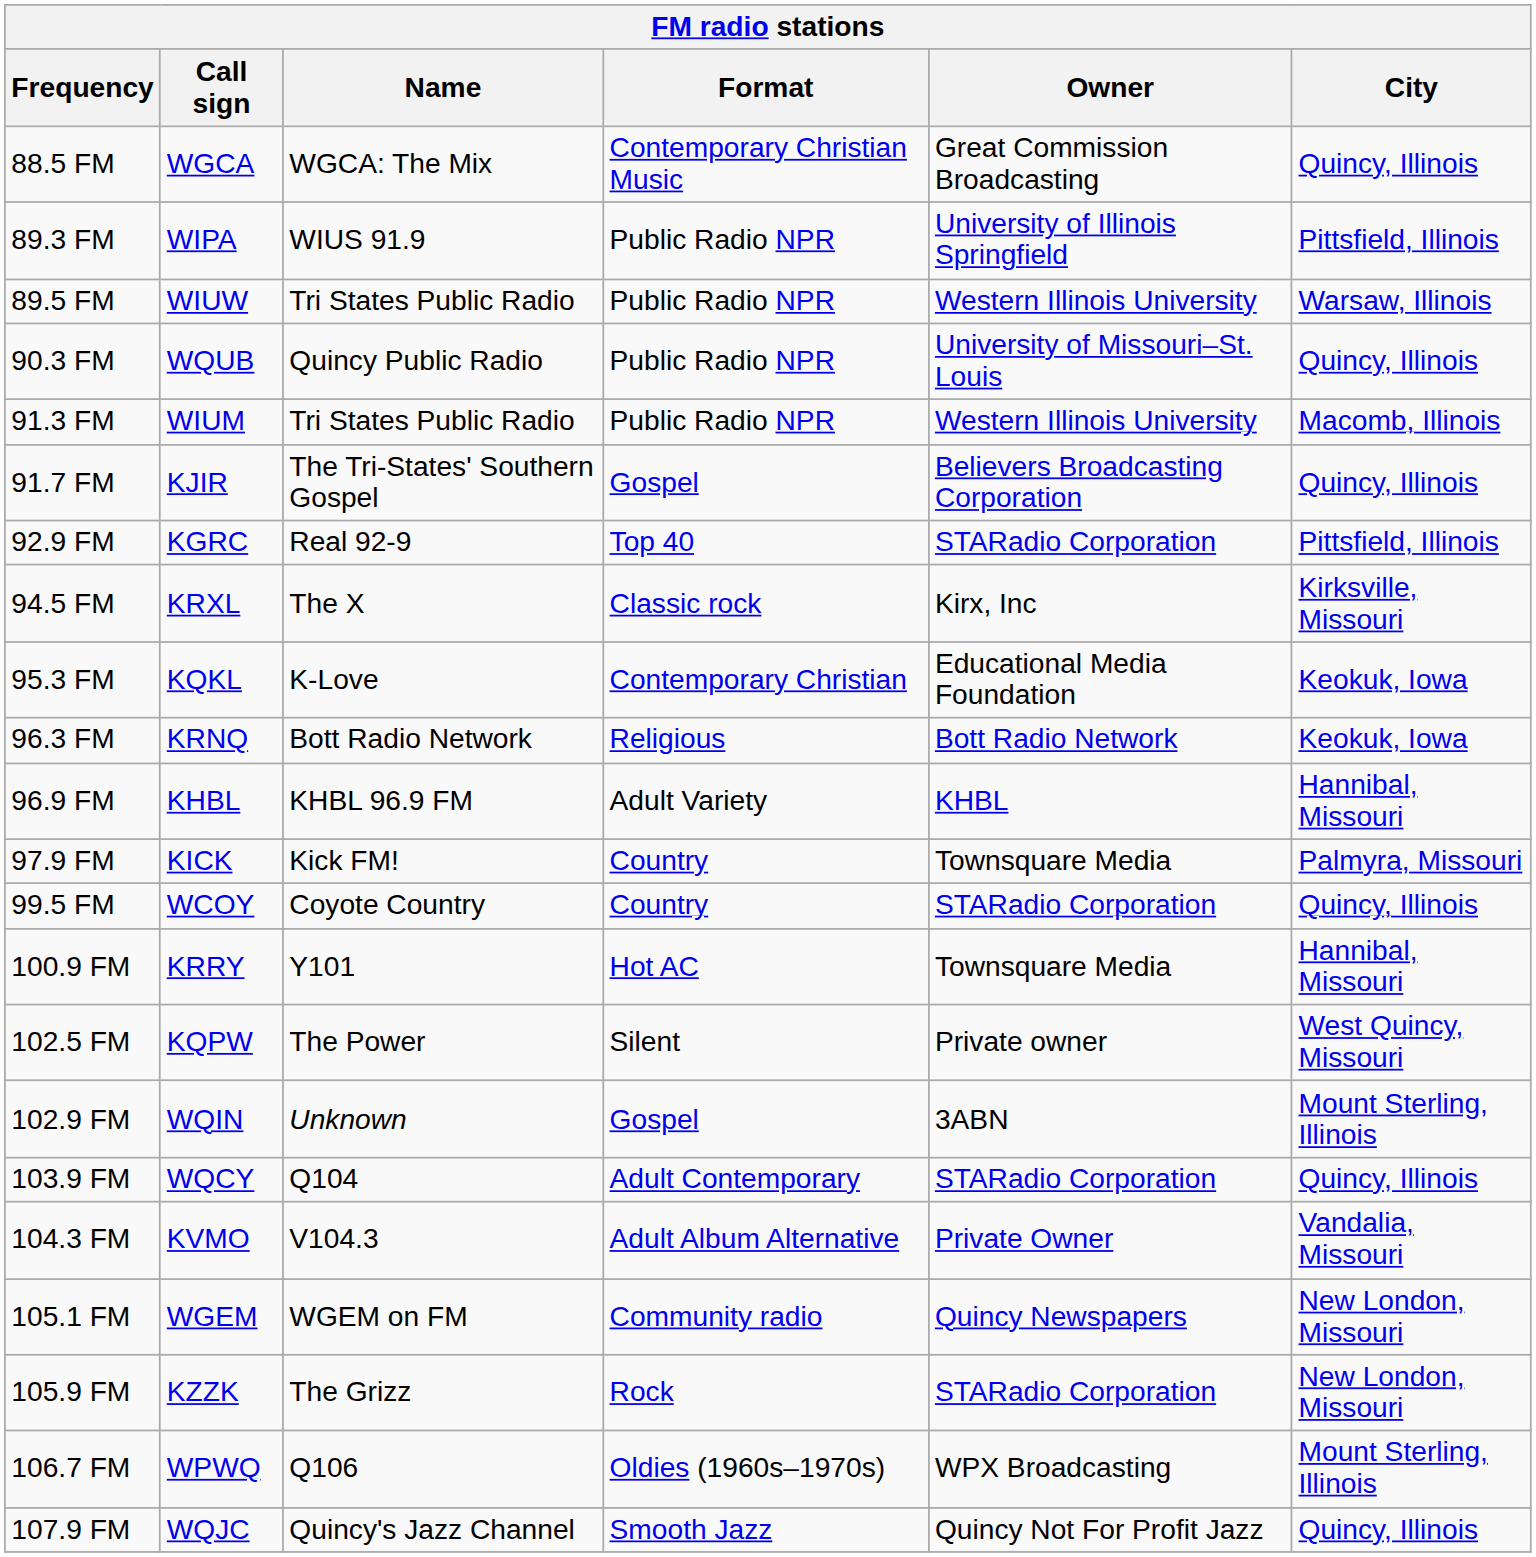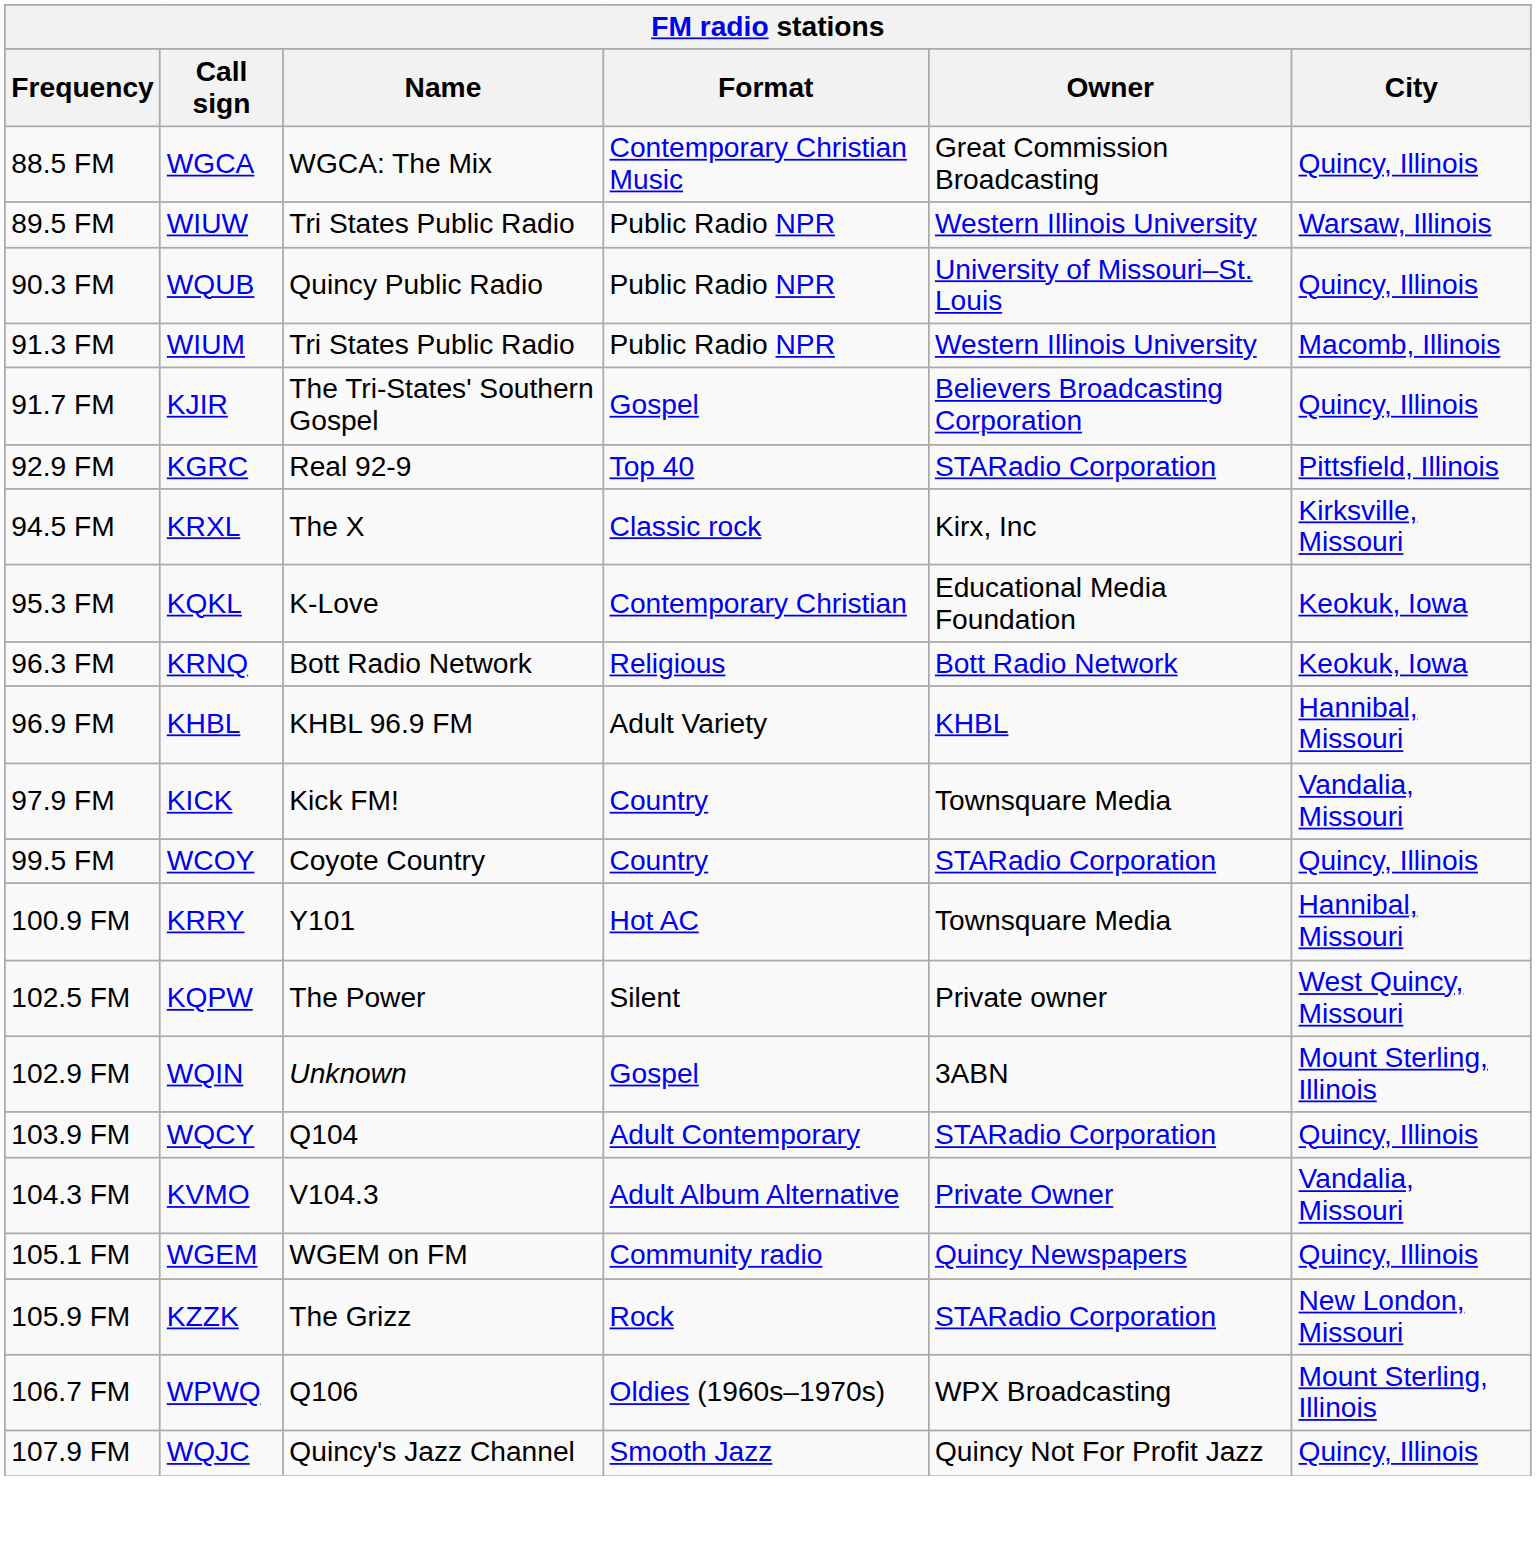- row: (63, 240)
(1410, 860) Palmyra, Missouri -> (1356, 800) Vandalia, Missouri
(1382, 1316) New London, Missouri -> (1388, 1255) Quincy, Illinois
